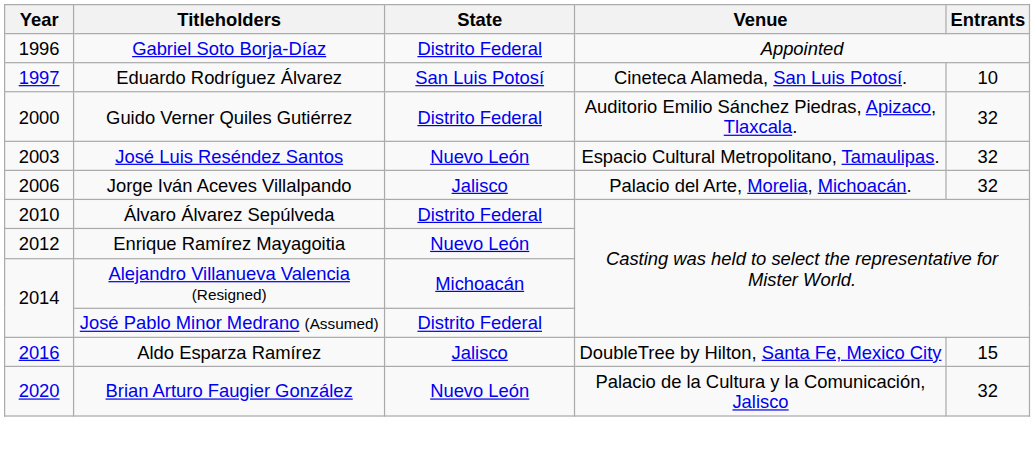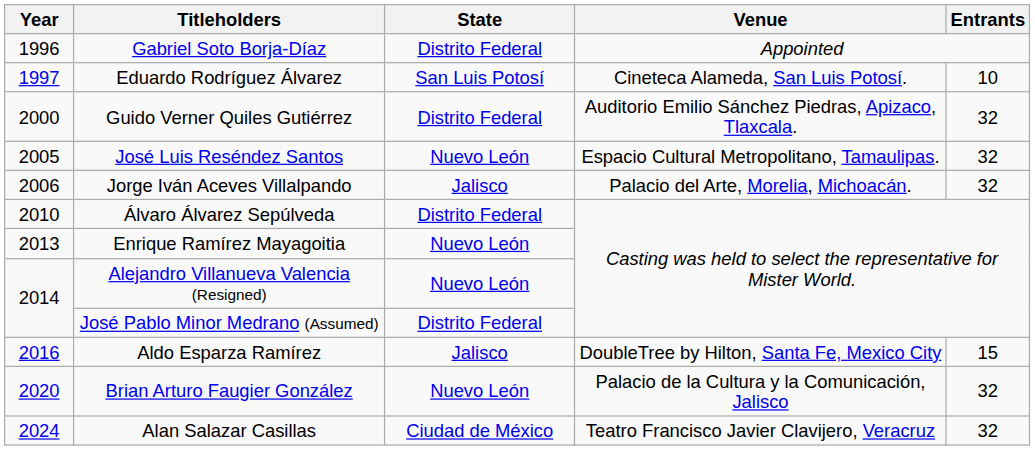(39, 156) 2003 -> (39, 156) 2005
(39, 244) 2012 -> (39, 244) 2013
(480, 283) Michoacán -> (480, 283) Nuevo León
+ row: (229, 430)
